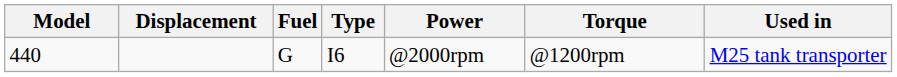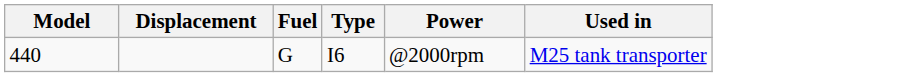- column: (615, 21)
